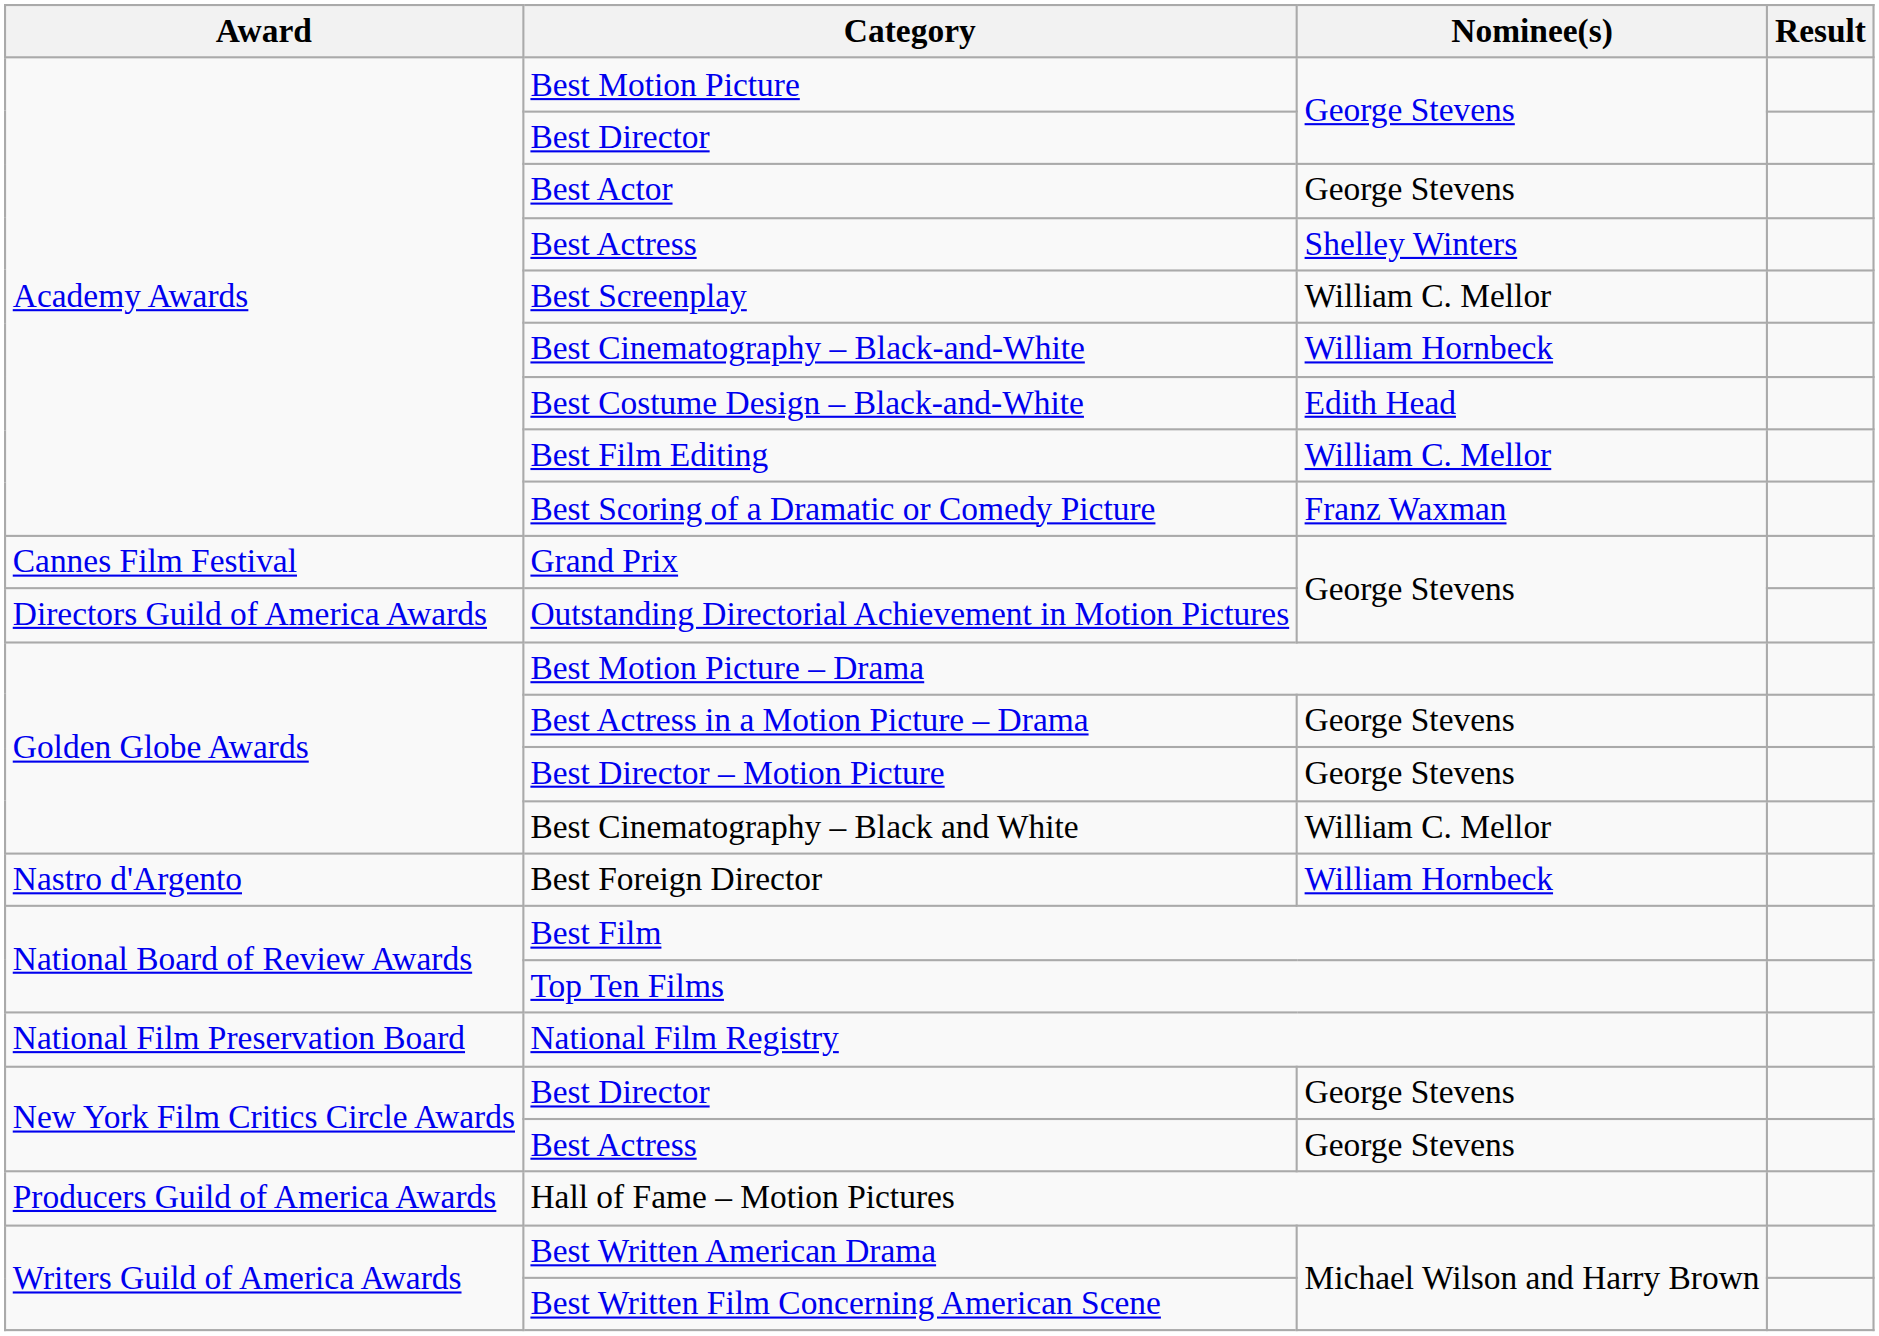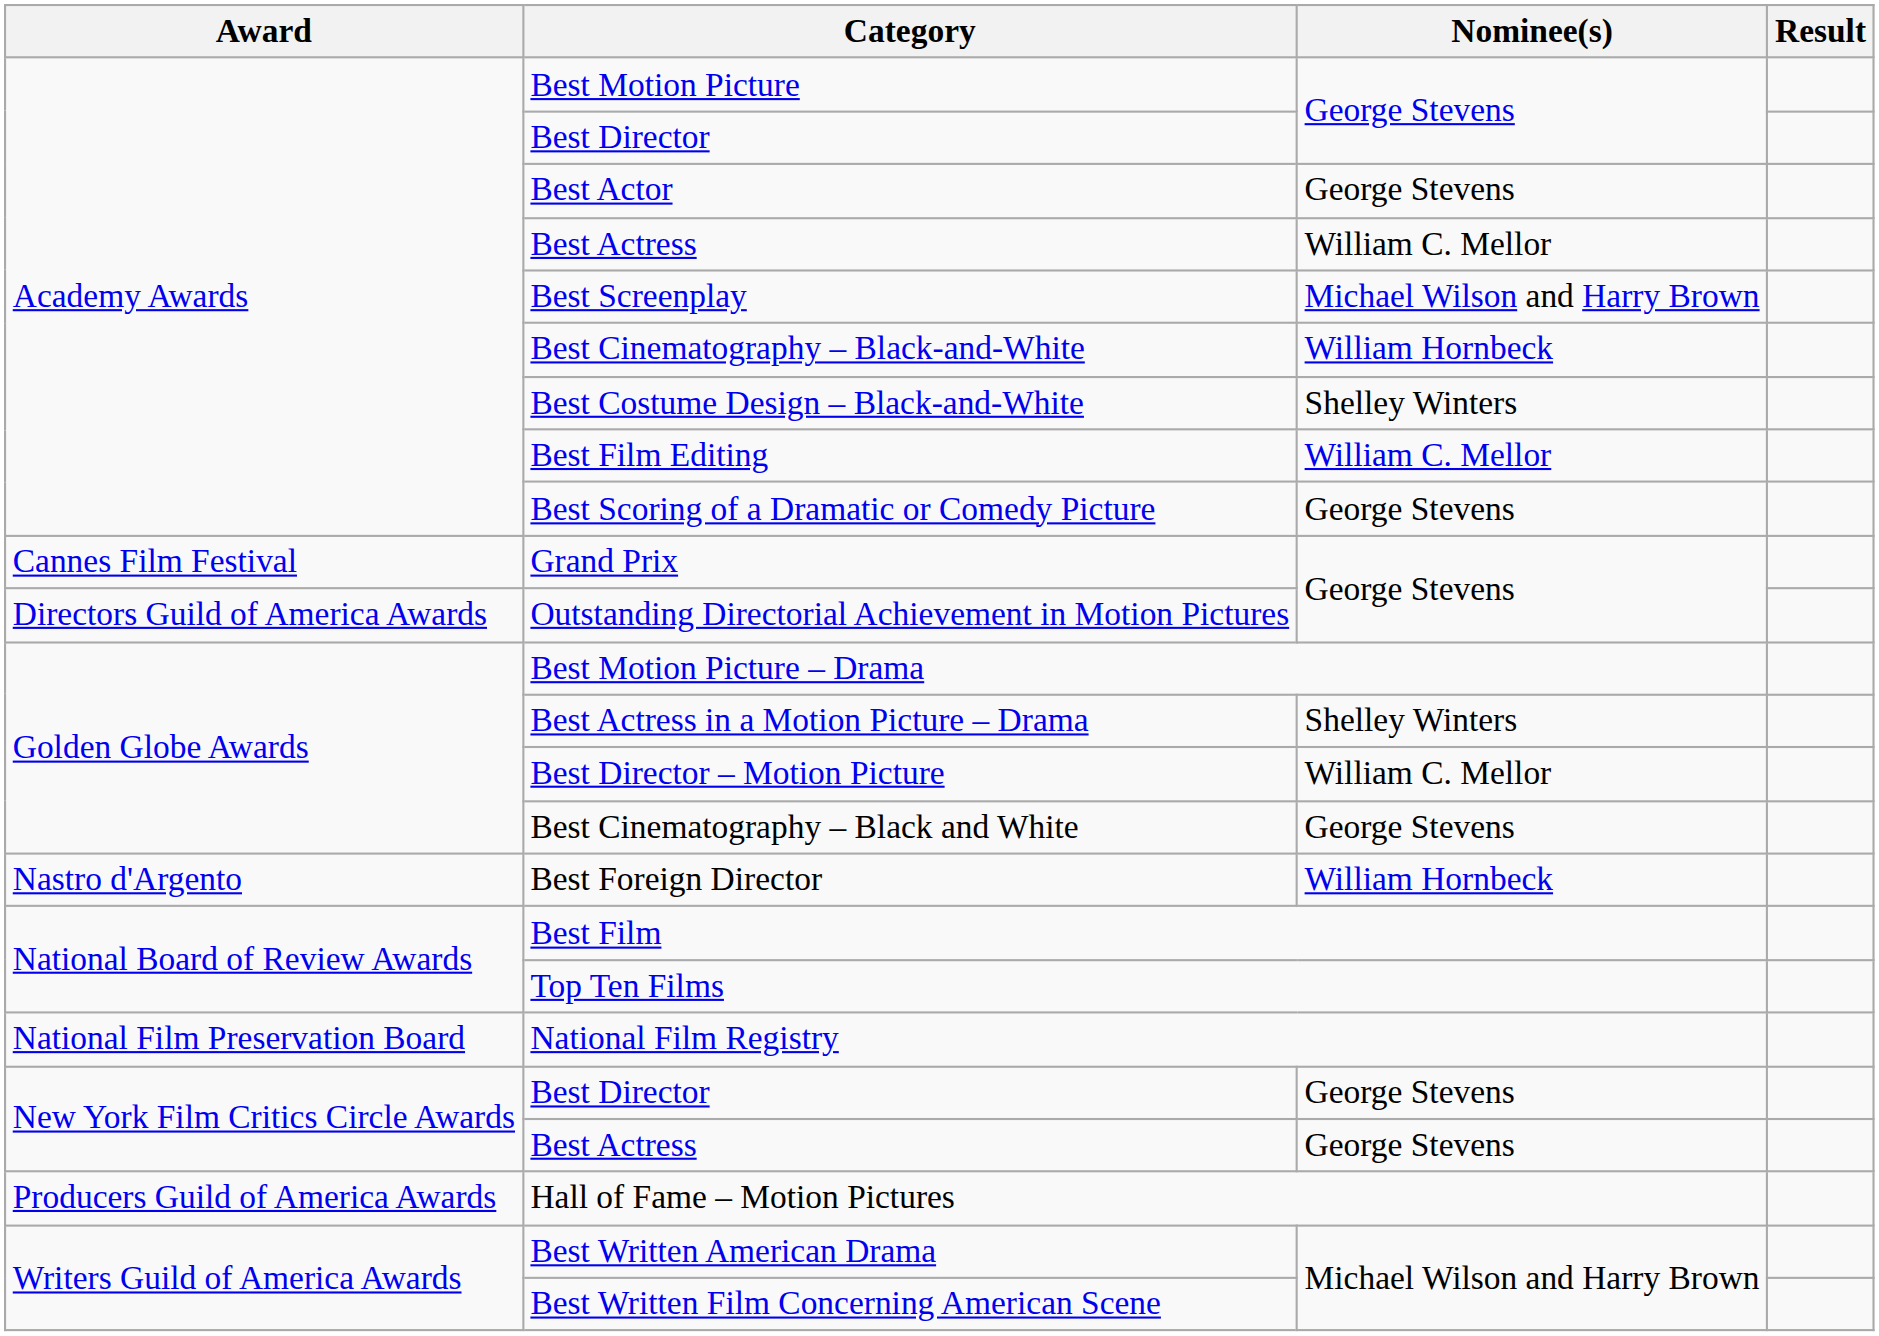(1411, 243) Shelley Winters -> (1428, 243) William C. Mellor
(1428, 296) William C. Mellor -> (1532, 296) Michael Wilson and Harry Brown
(1380, 402) Edith Head -> (1411, 402) Shelley Winters
(1406, 508) Franz Waxman -> (1410, 508) George Stevens
(1410, 720) George Stevens -> (1411, 720) Shelley Winters
(1410, 773) George Stevens -> (1428, 773) William C. Mellor
(1428, 826) William C. Mellor -> (1410, 826) George Stevens
